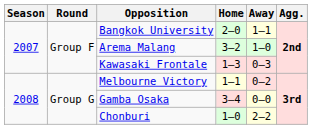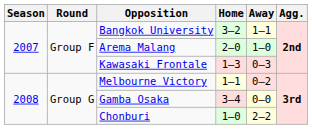(231, 30) 2–0 -> (231, 30) 3–2
(231, 47) 3–2 -> (231, 47) 2–0
